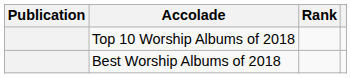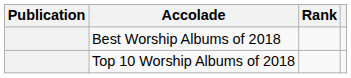rows swapped: (186, 61) <-> (194, 38)
